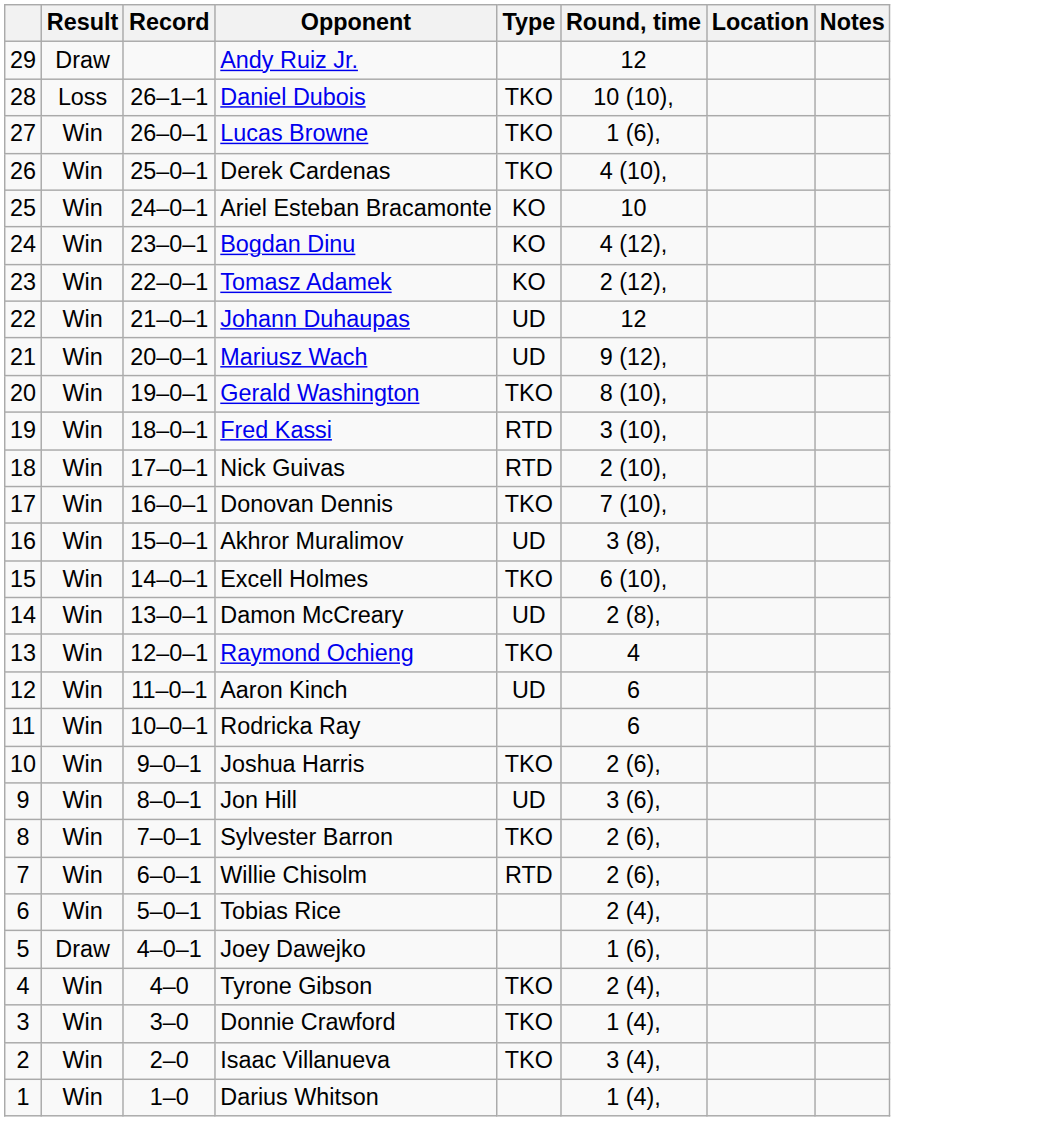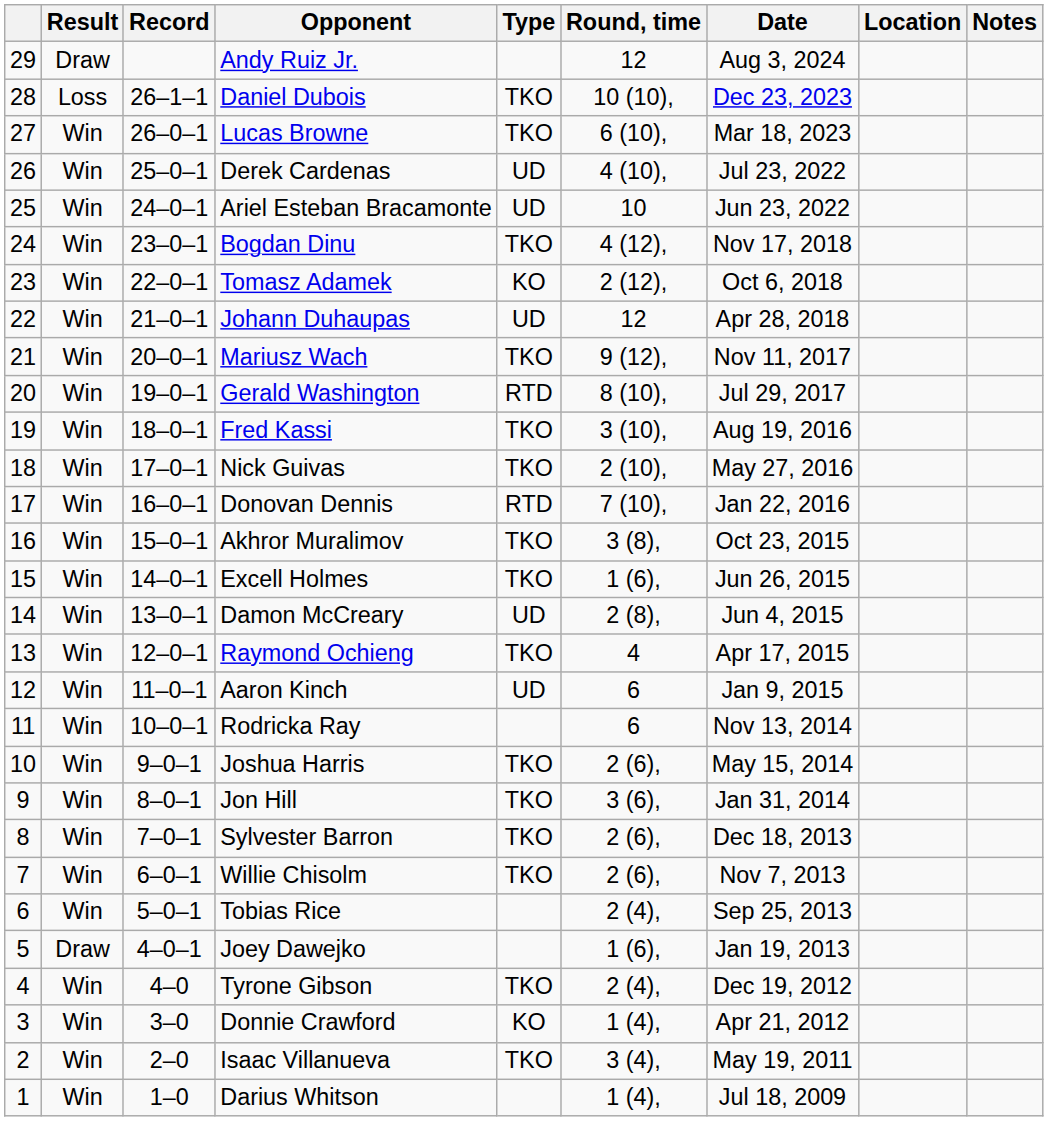+ column: (782, 23)
(633, 134) 1 (6), -> (633, 134) 6 (10),
(529, 171) TKO -> (529, 171) UD
(529, 208) KO -> (529, 208) UD
(529, 245) KO -> (529, 245) TKO
(529, 356) UD -> (529, 356) TKO
(529, 393) TKO -> (529, 393) RTD
(529, 430) RTD -> (529, 430) TKO
(529, 467) RTD -> (529, 467) TKO
(529, 504) TKO -> (529, 504) RTD
(529, 541) UD -> (529, 541) TKO
(633, 578) 6 (10), -> (633, 578) 1 (6),
(529, 801) UD -> (529, 801) TKO
(529, 875) RTD -> (529, 875) TKO
(529, 1023) TKO -> (529, 1023) KO
